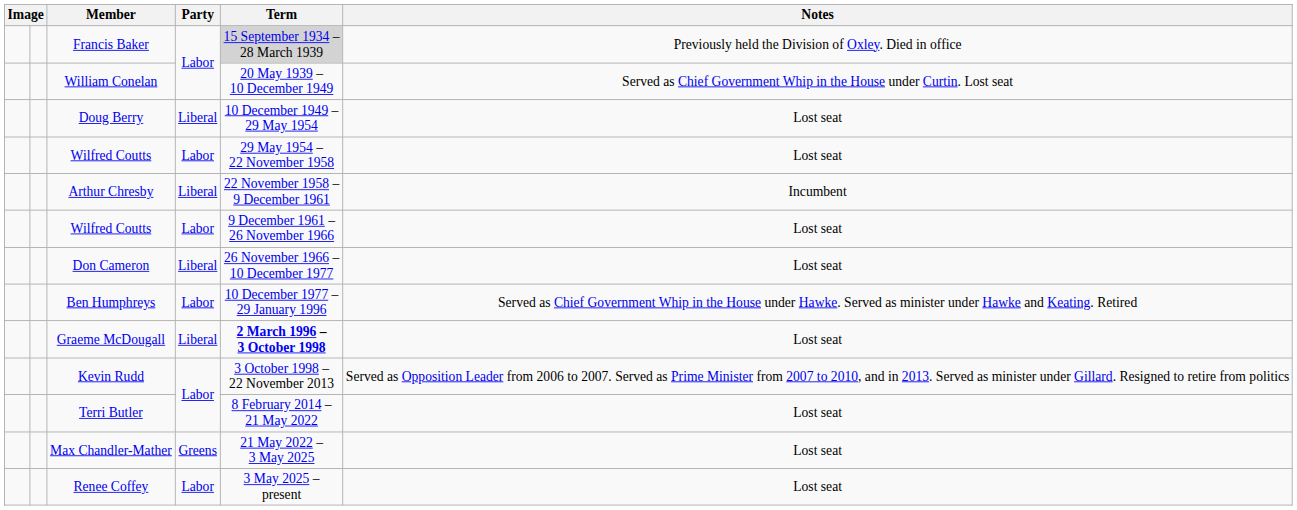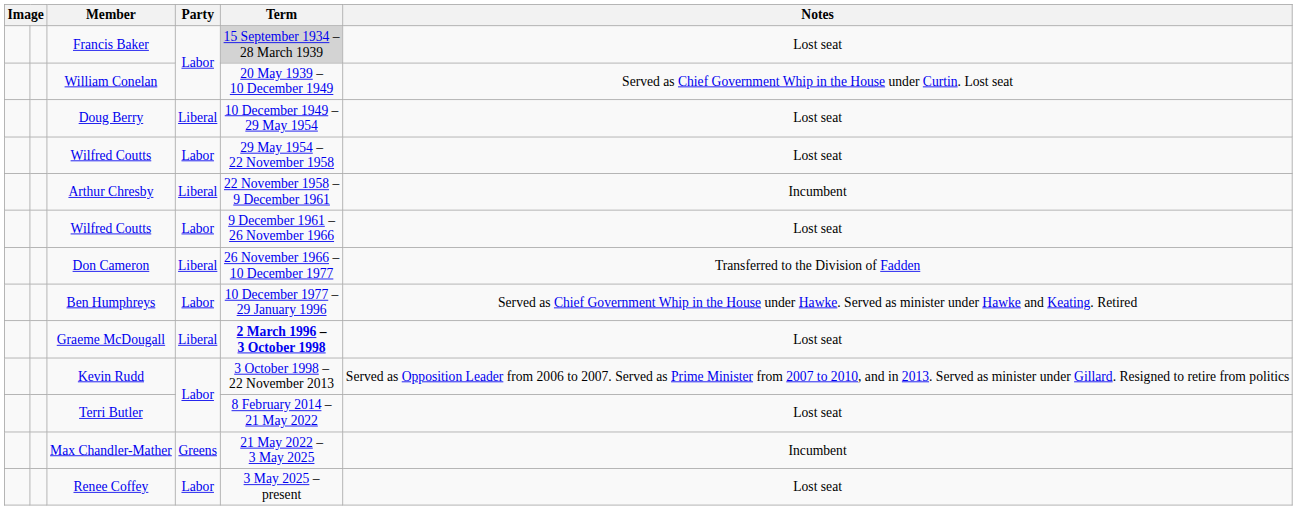(818, 44) Previously held the Division of Oxley. Died in office -> (818, 44) Lost seat
(818, 265) Lost seat -> (818, 265) Transferred to the Division of Fadden
(818, 450) Lost seat -> (818, 450) Incumbent
